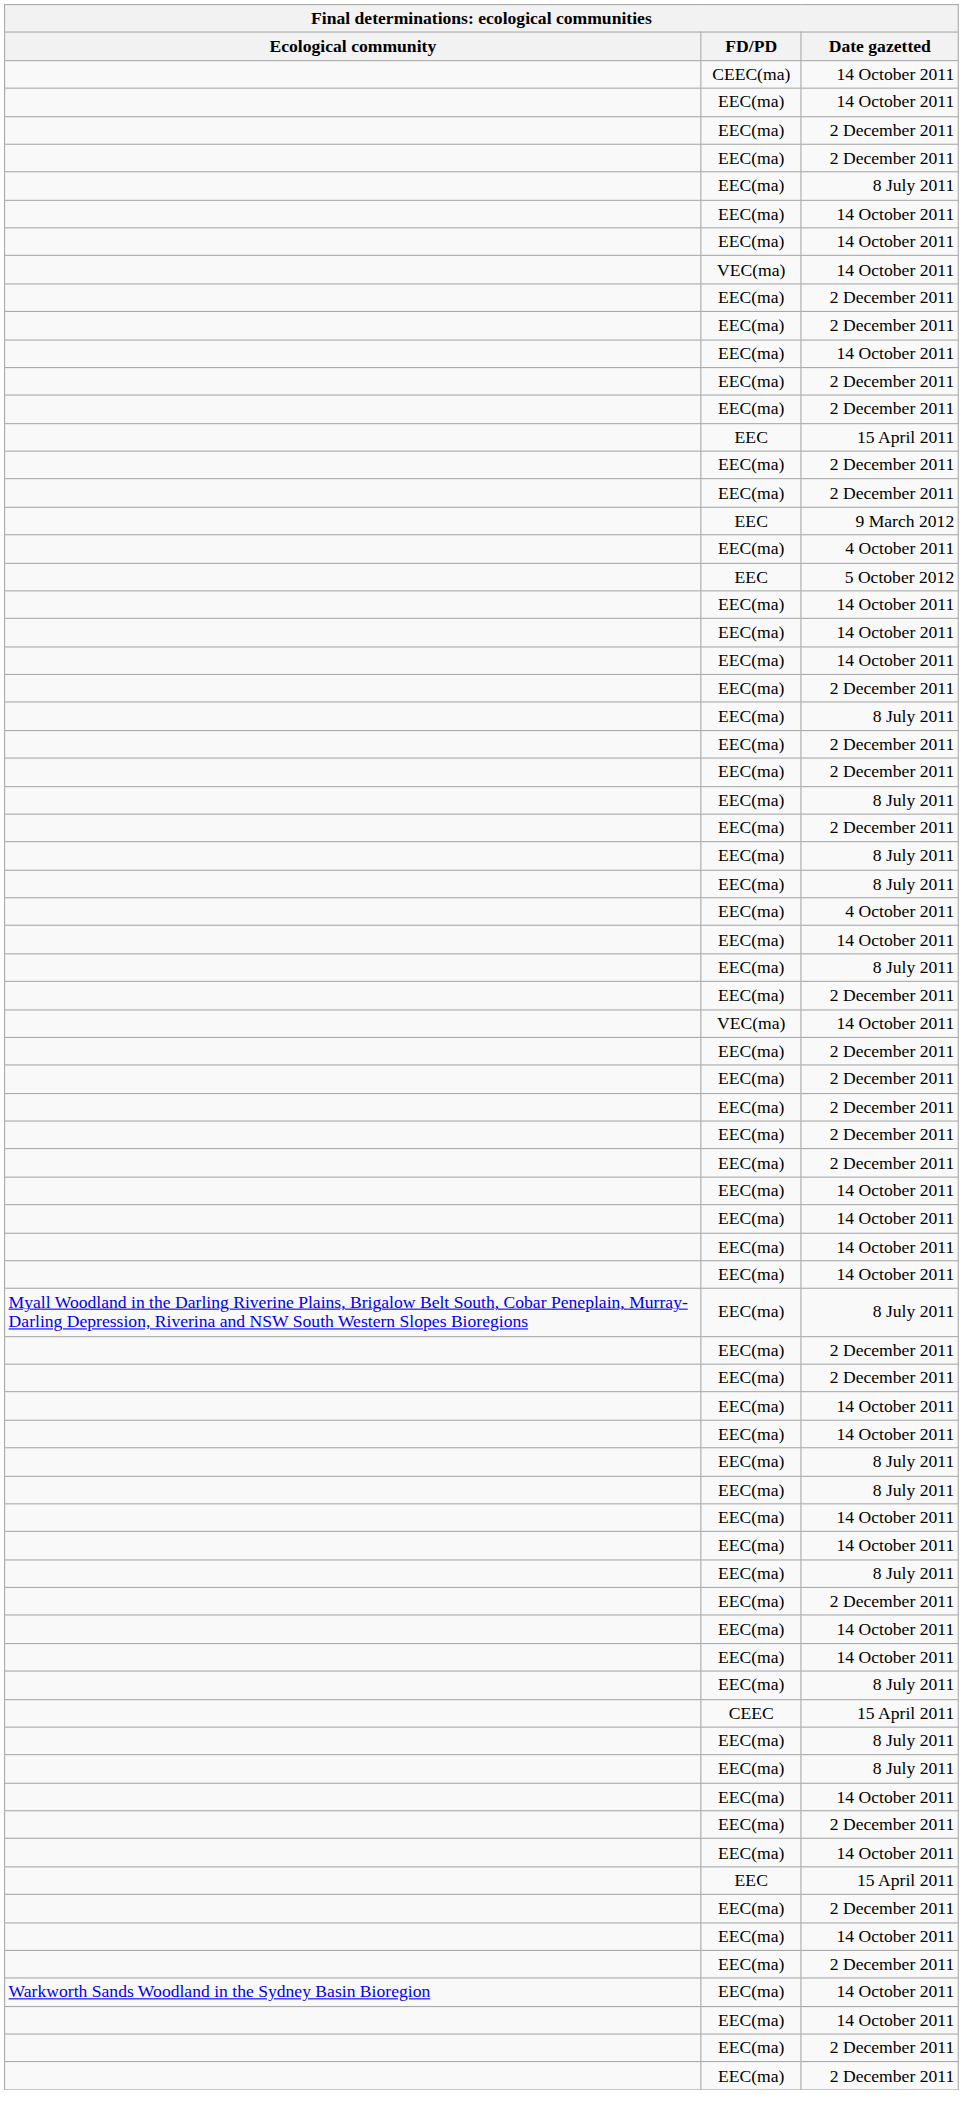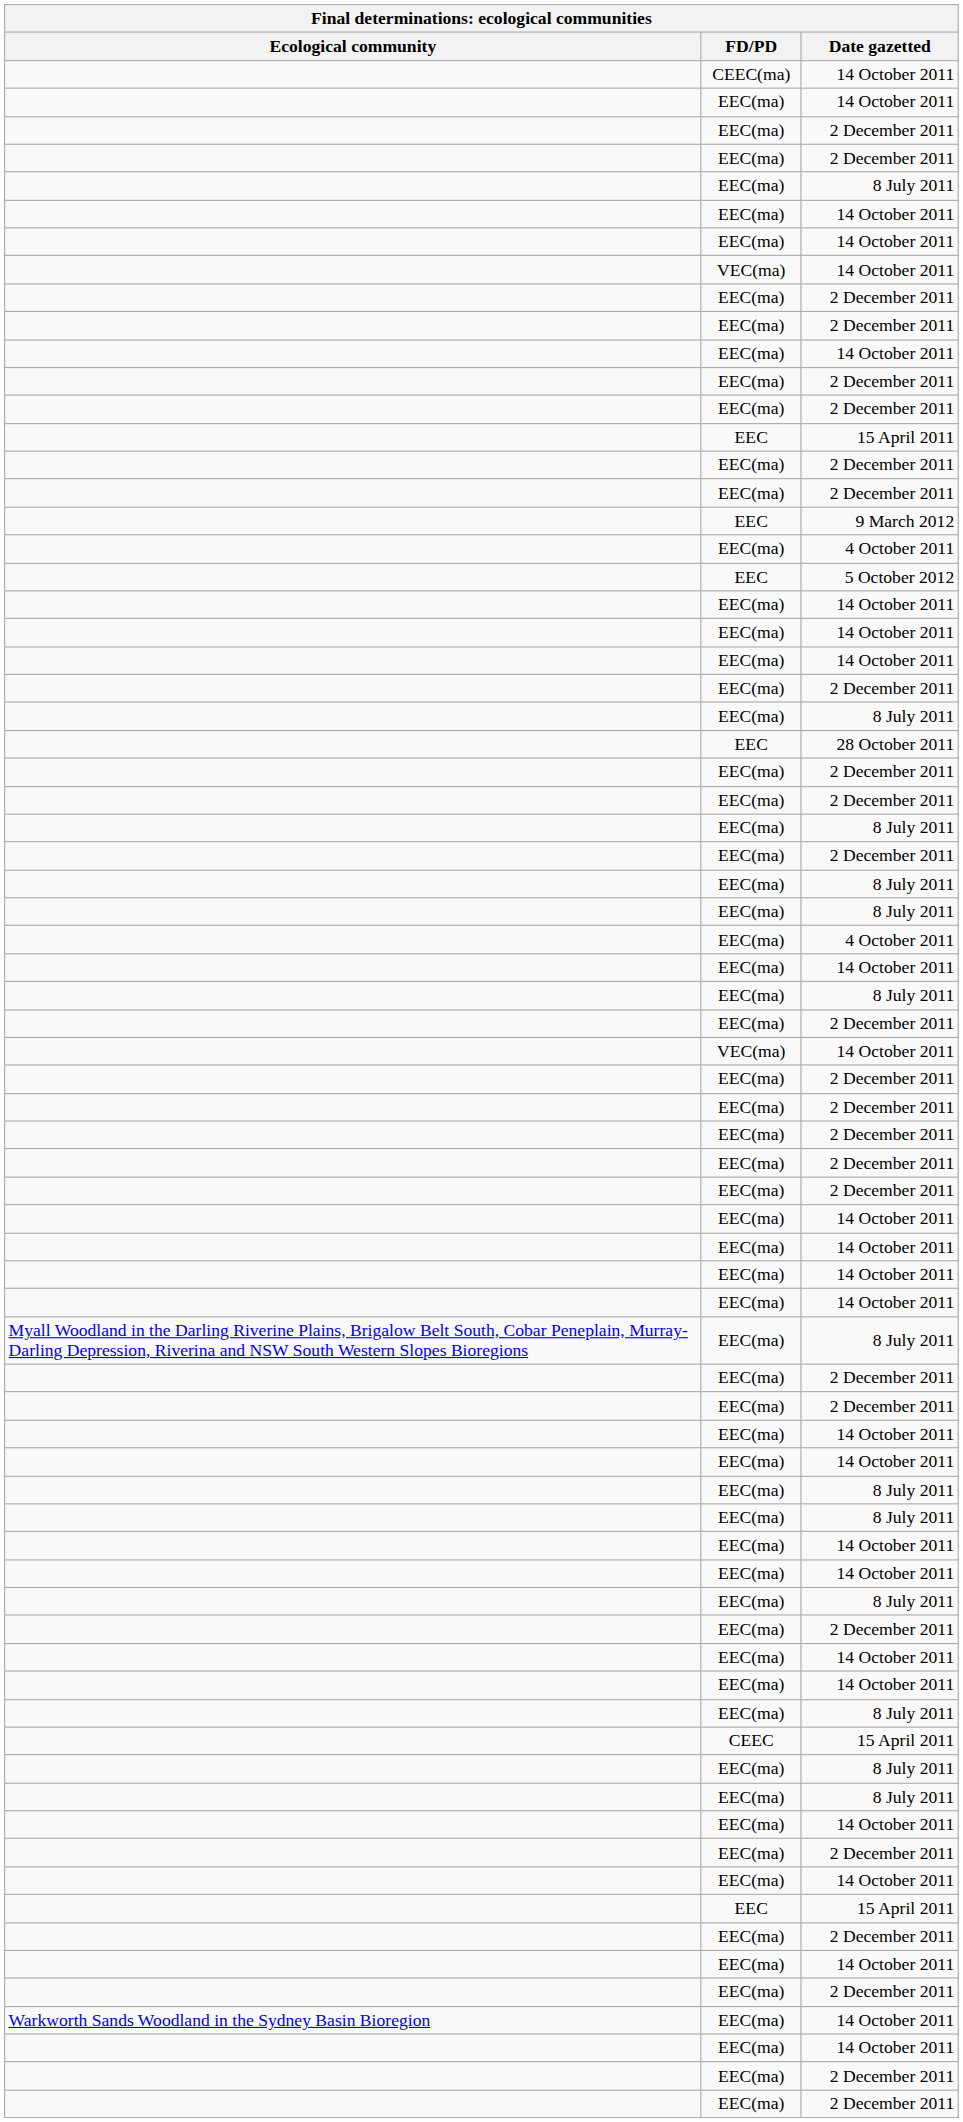+ row: (751, 744)
